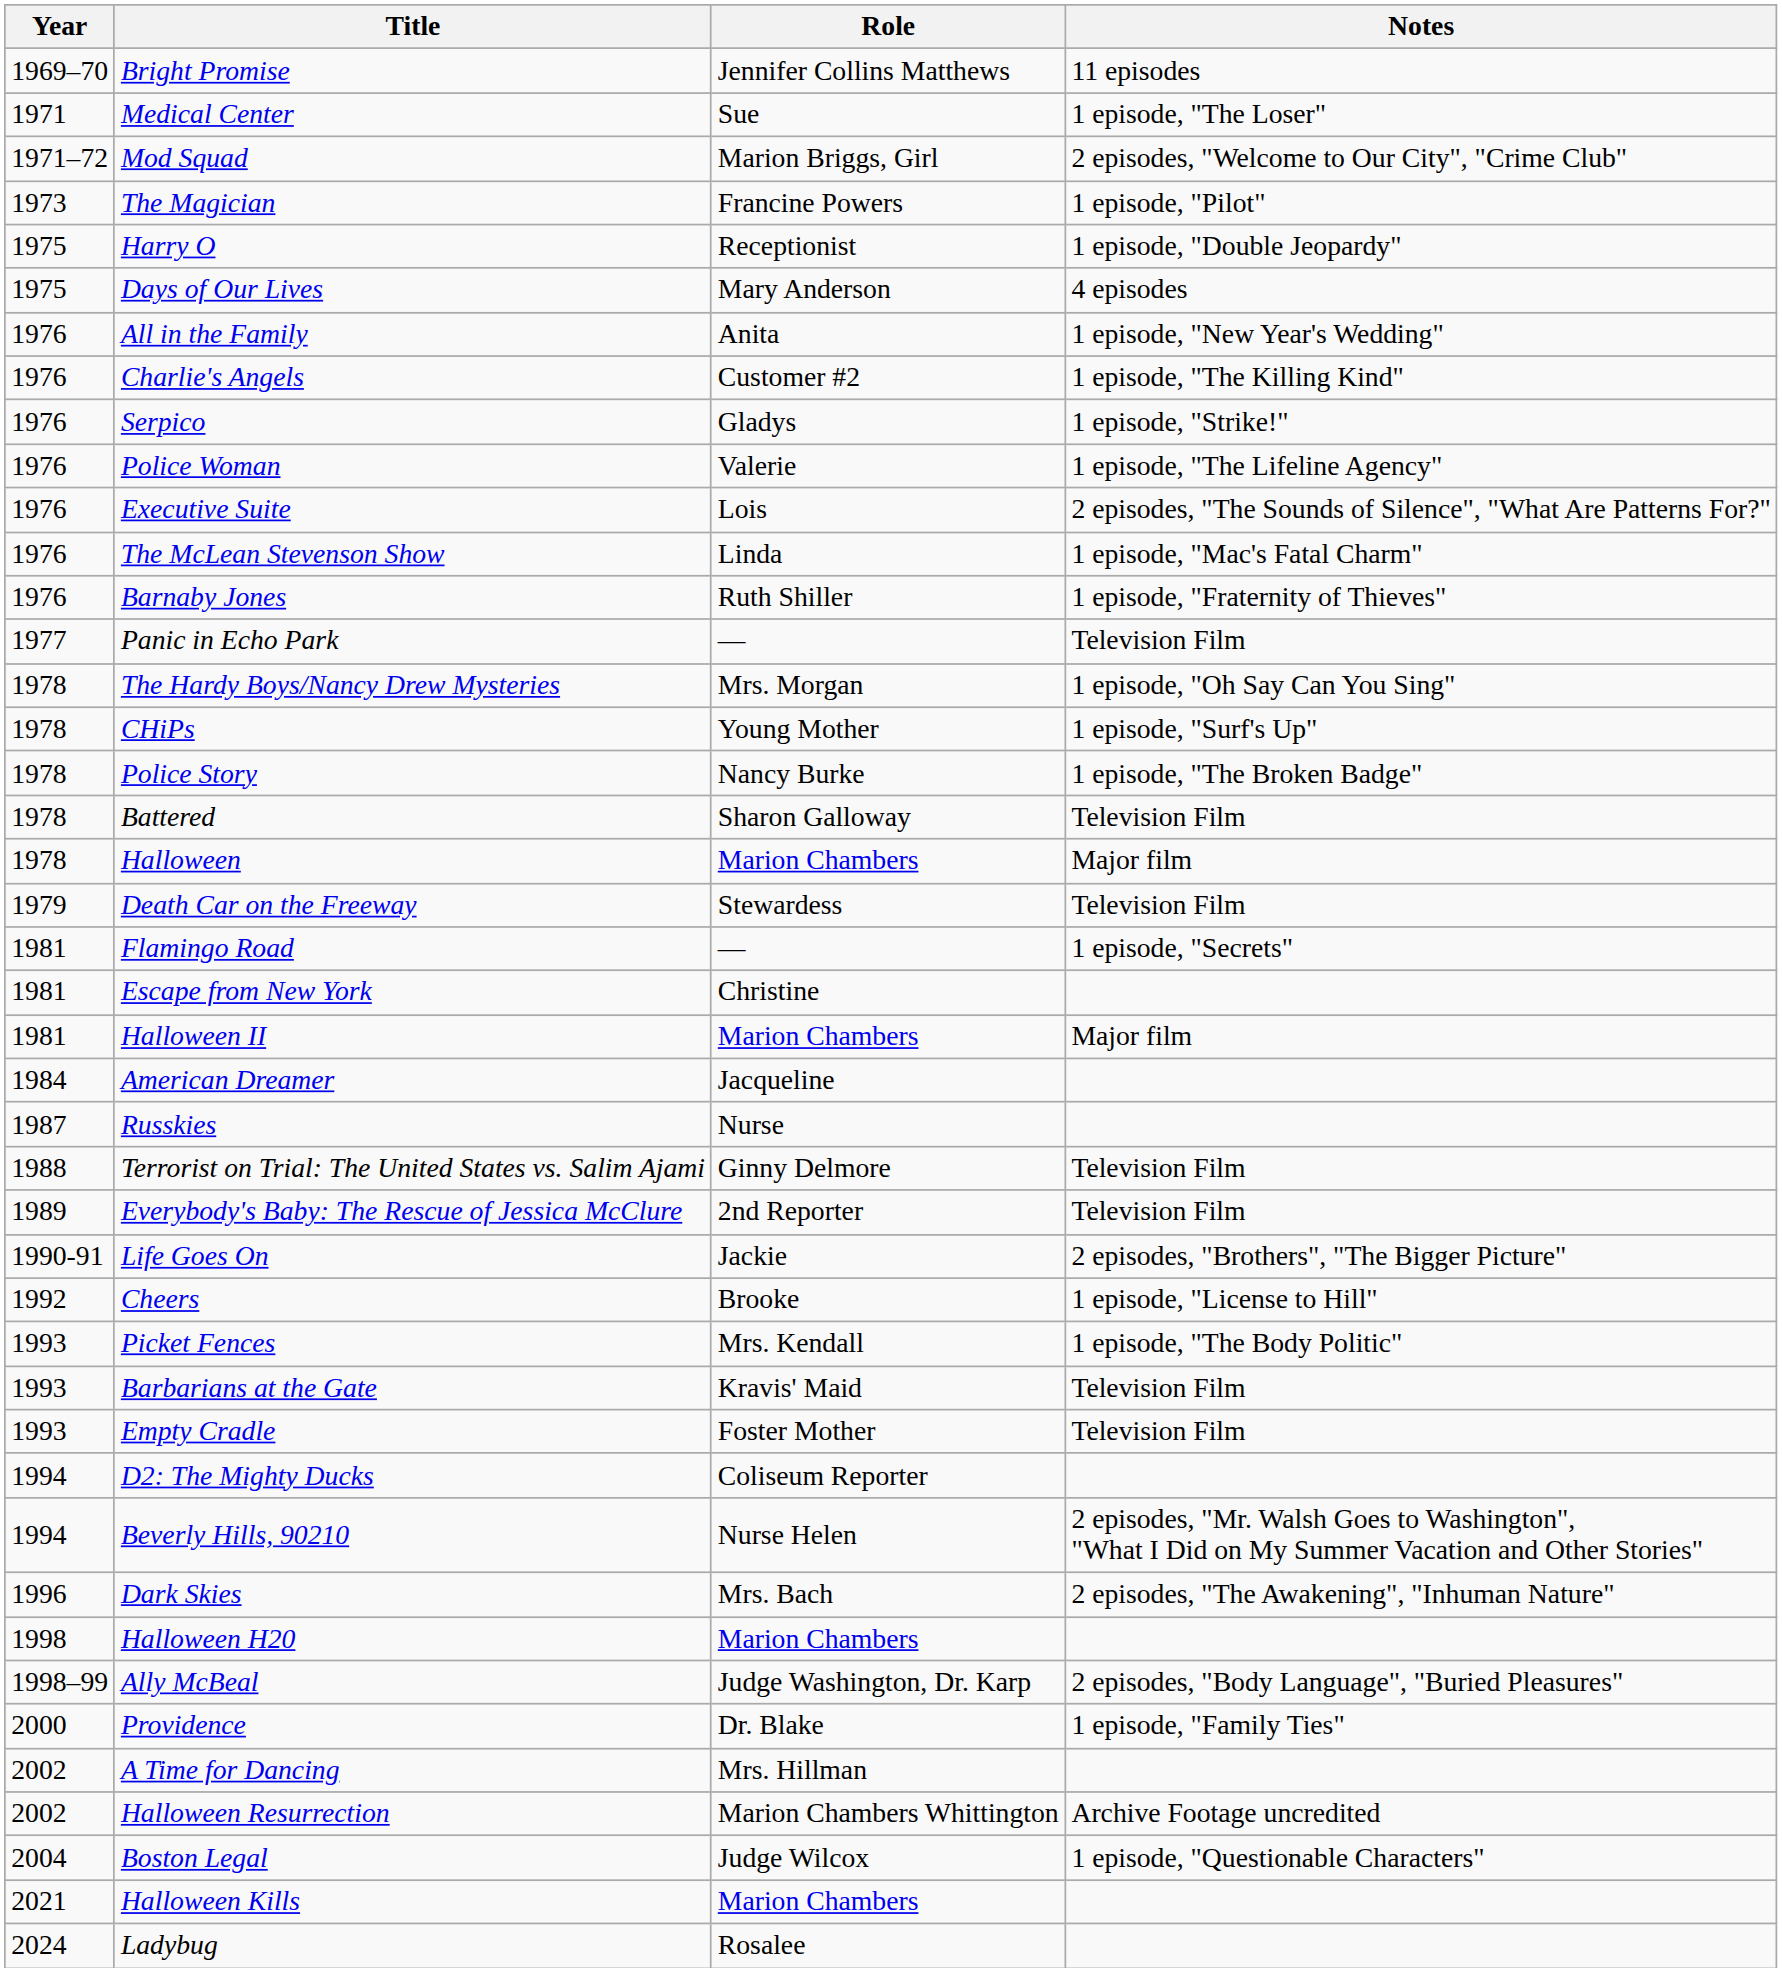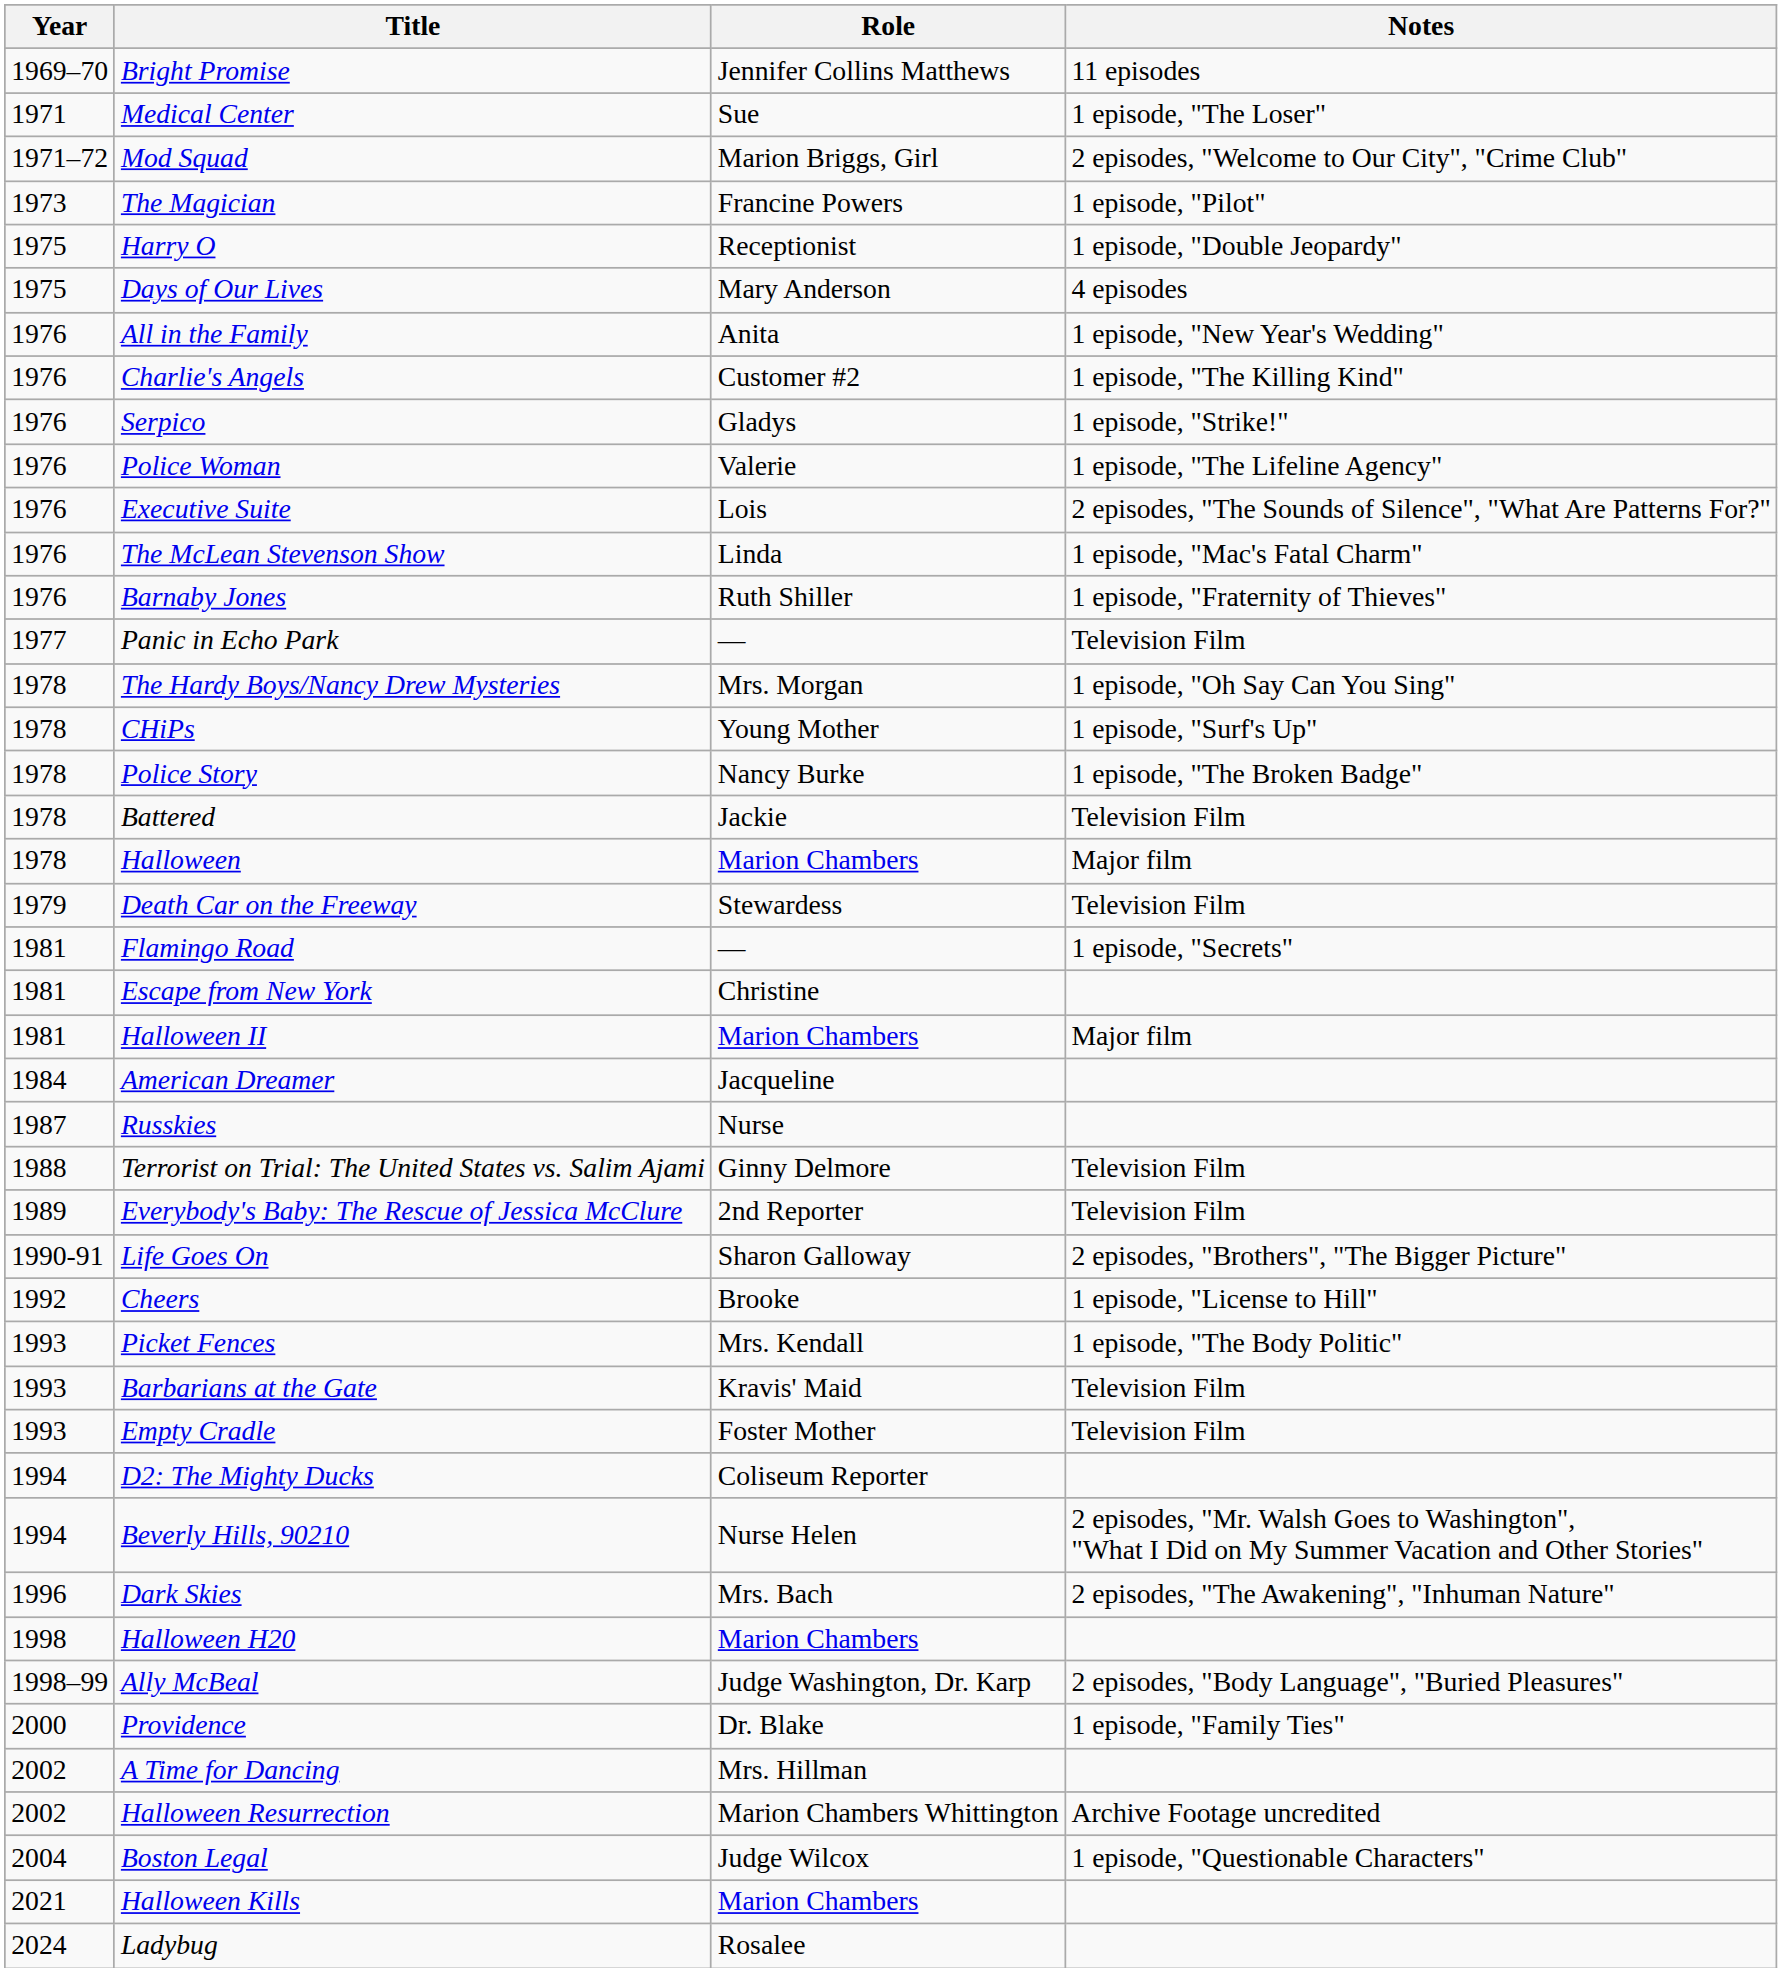(814, 816) Sharon Galloway -> (752, 816) Jackie
(752, 1255) Jackie -> (814, 1255) Sharon Galloway
